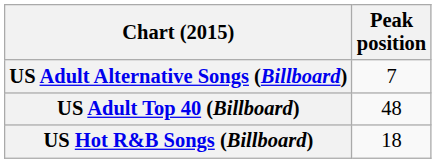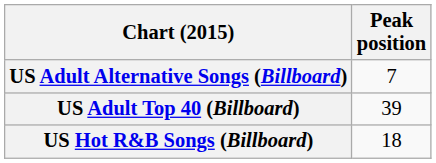(391, 108) 48 -> (391, 108) 39
